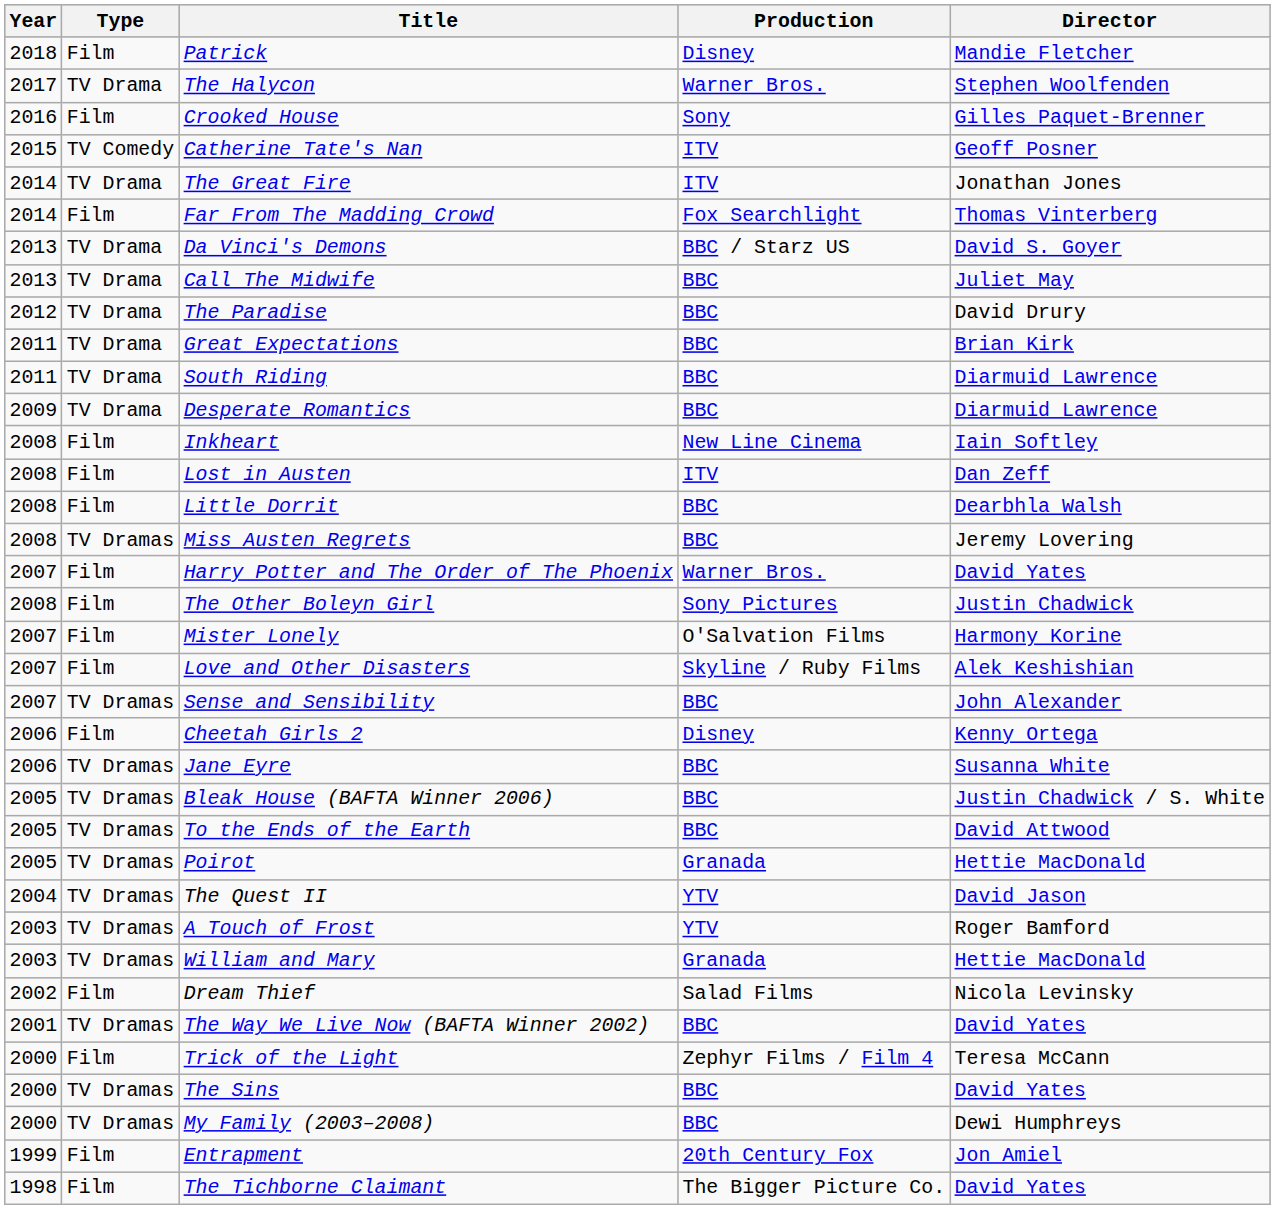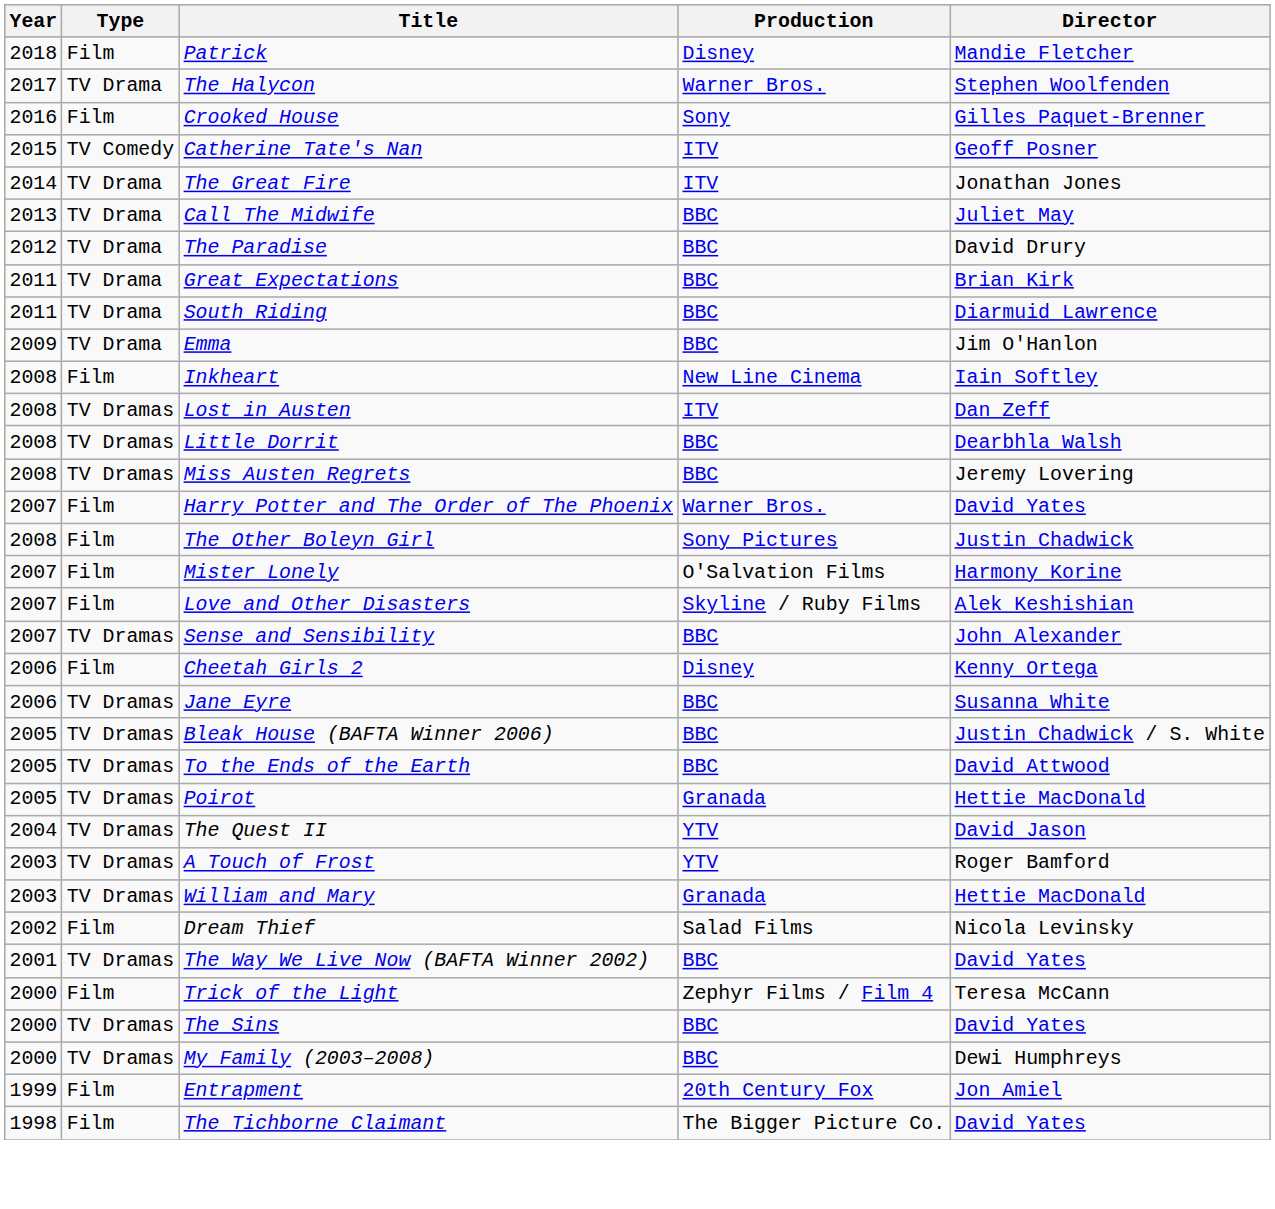- row: (339, 215)
- row: (285, 248)
- row: (297, 410)
+ row: (208, 345)
(91, 475) Film -> (120, 410) TV Dramas
(91, 507) Film -> (120, 442) TV Dramas
